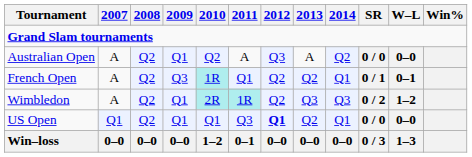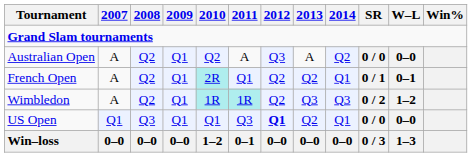(180, 78) Q3 -> (180, 78) Q1
(212, 78) 1R -> (212, 78) 2R
(212, 99) 2R -> (212, 99) 1R
(147, 120) Q2 -> (147, 120) Q3
